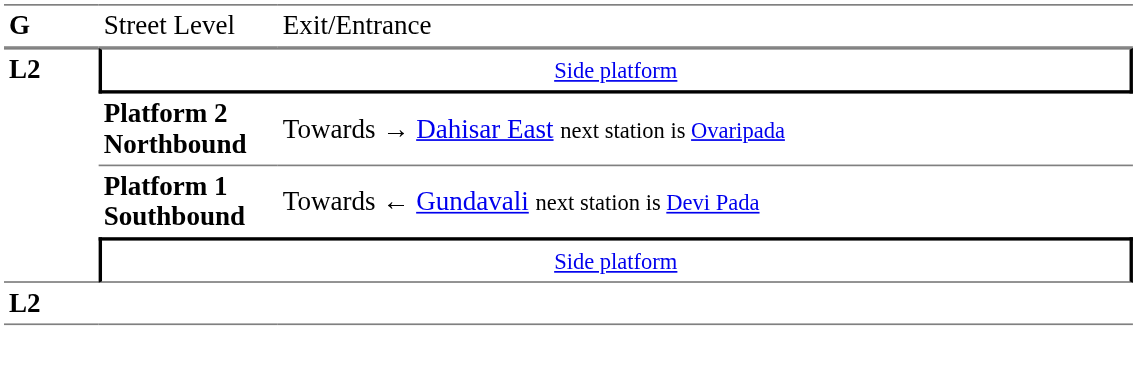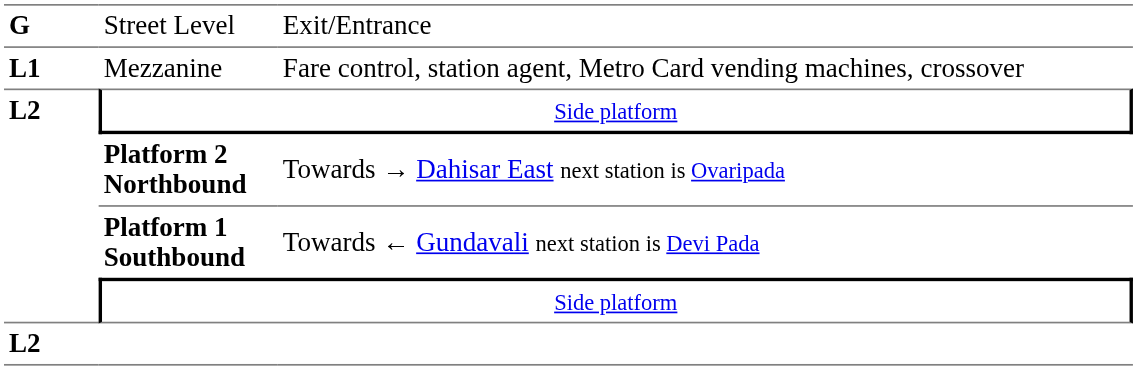+ row: (163, 67)
